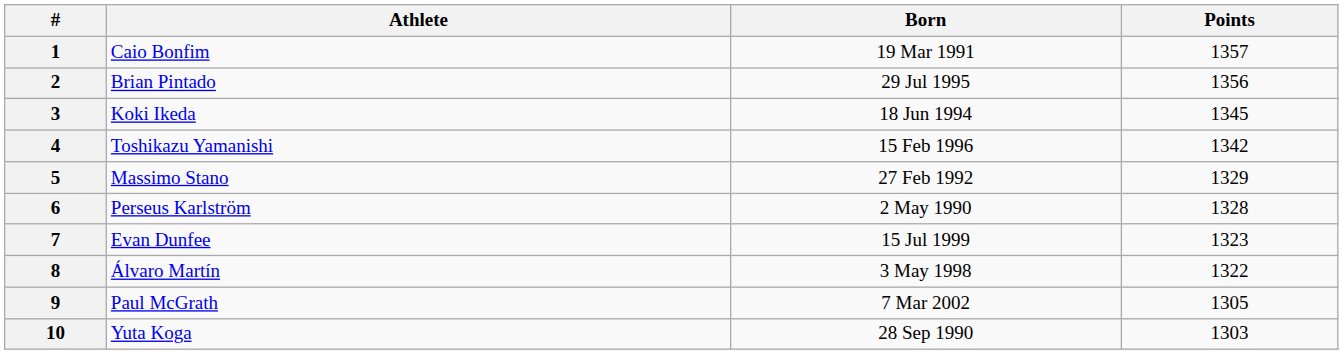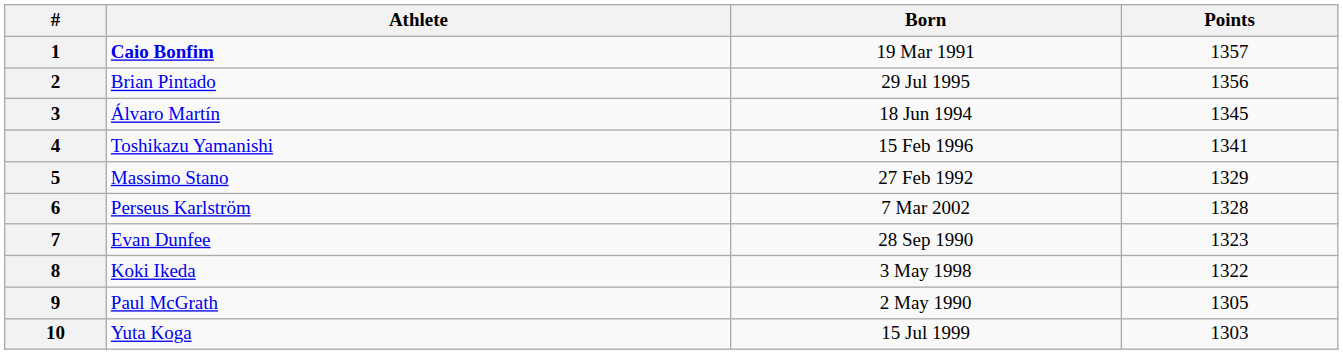(160, 51) normal -> (162, 51) bold
(153, 114) Koki Ikeda -> (165, 114) Álvaro Martín
(1229, 145) 1342 -> (1229, 145) 1341
(926, 208) 2 May 1990 -> (926, 208) 7 Mar 2002
(926, 240) 15 Jul 1999 -> (926, 240) 28 Sep 1990
(165, 271) Álvaro Martín -> (153, 271) Koki Ikeda
(926, 302) 7 Mar 2002 -> (926, 302) 2 May 1990
(926, 334) 28 Sep 1990 -> (926, 334) 15 Jul 1999
